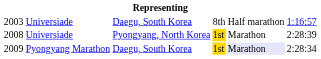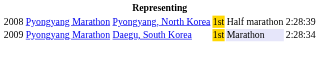- row: (14, 21)
(49, 35) Universiade -> (68, 21) Pyongyang Marathon
(247, 35) Marathon -> (255, 21) Half marathon
